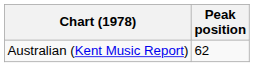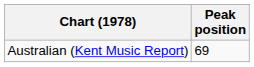(202, 51) 62 -> (202, 51) 69
